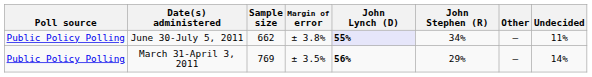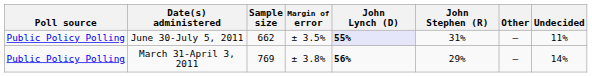(308, 38) ± 3.8% -> (308, 38) ± 3.5%
(457, 38) 34% -> (457, 38) 31%
(308, 59) ± 3.5% -> (308, 59) ± 3.8%
